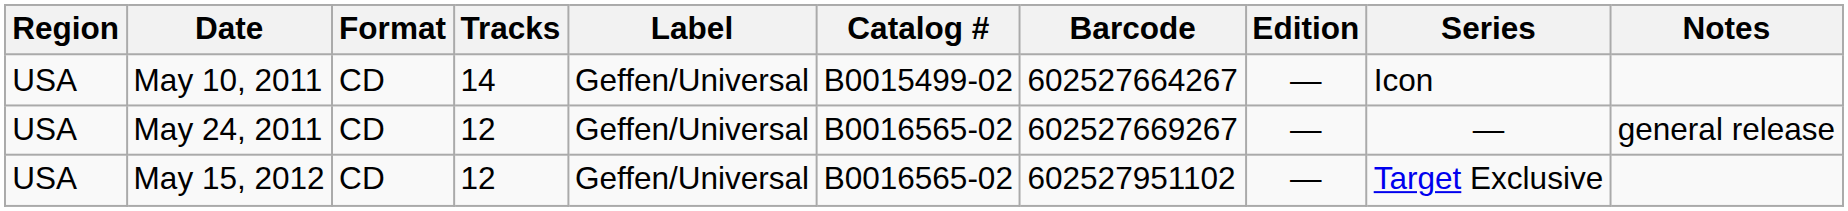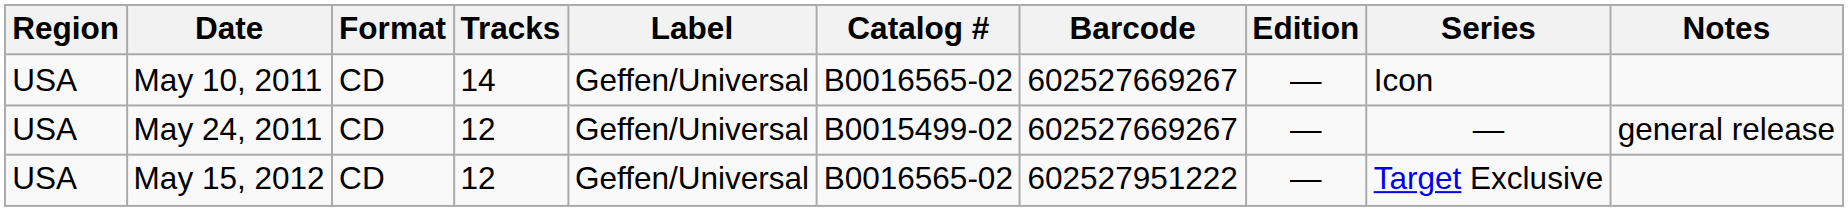(918, 79) B0015499-02 -> (918, 79) B0016565-02
(1133, 79) 602527664267 -> (1133, 79) 602527669267
(918, 129) B0016565-02 -> (918, 129) B0015499-02
(1131, 179) 602527951102 -> (1133, 179) 602527951222
